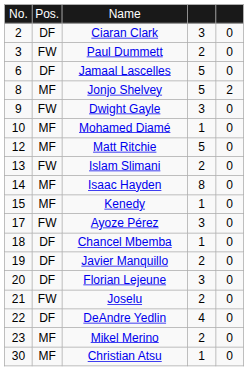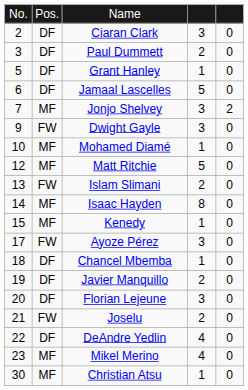(47, 52) FW -> (47, 52) DF
+ row: (125, 71)
(18, 90) 8 -> (18, 109) 7
(201, 90) 5 -> (201, 109) 3
(201, 337) 2 -> (201, 356) 4
